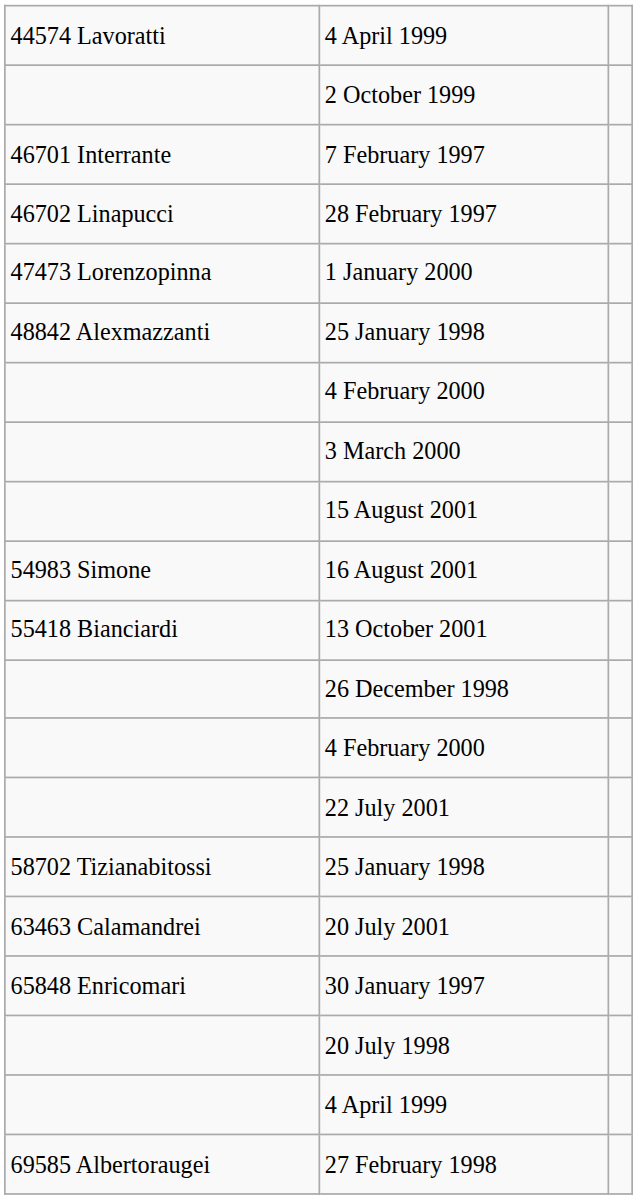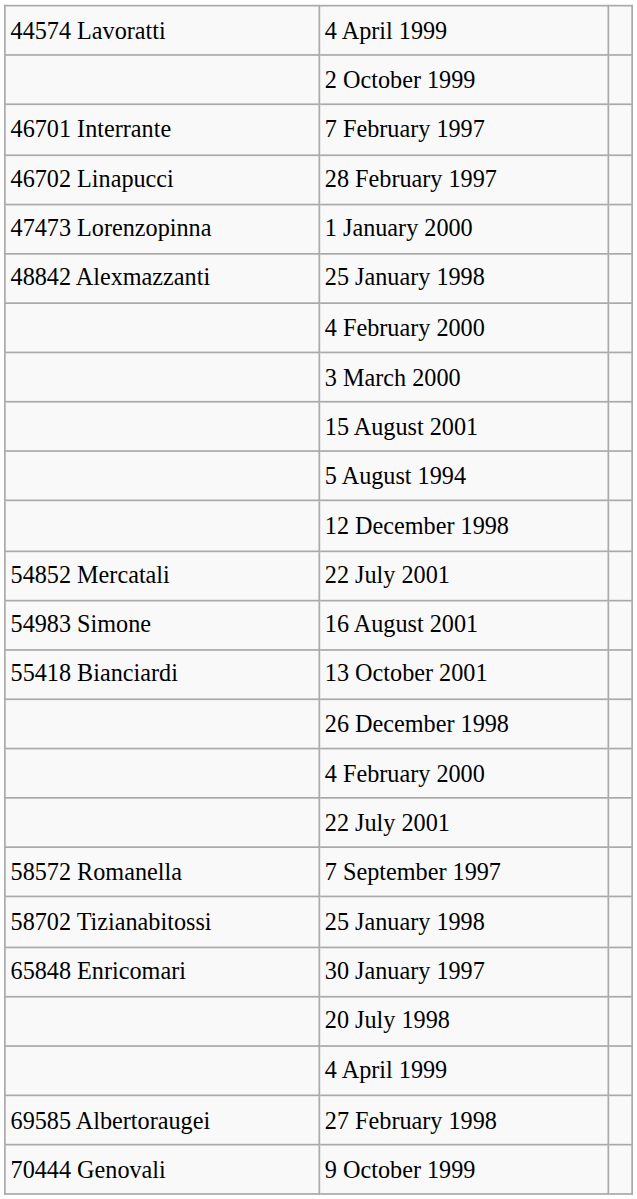+ row: (162, 476)
+ row: (162, 526)
+ row: (90, 575)
+ row: (96, 872)
- row: (106, 926)
+ row: (88, 1169)
